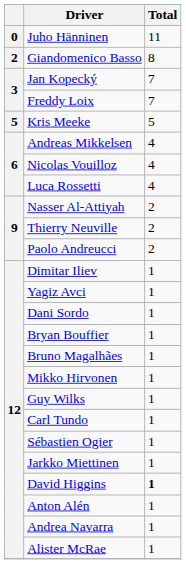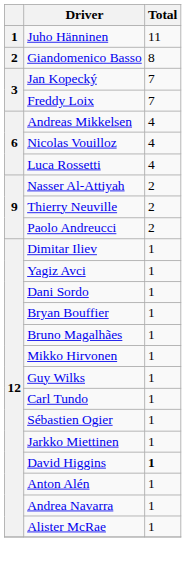(14, 36) 0 -> (14, 36) 1
- row: (59, 121)
